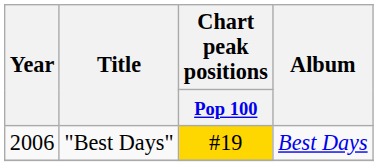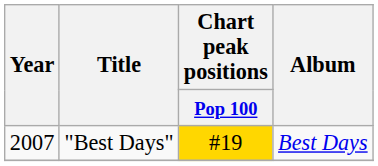(32, 142) 2006 -> (32, 142) 2007
